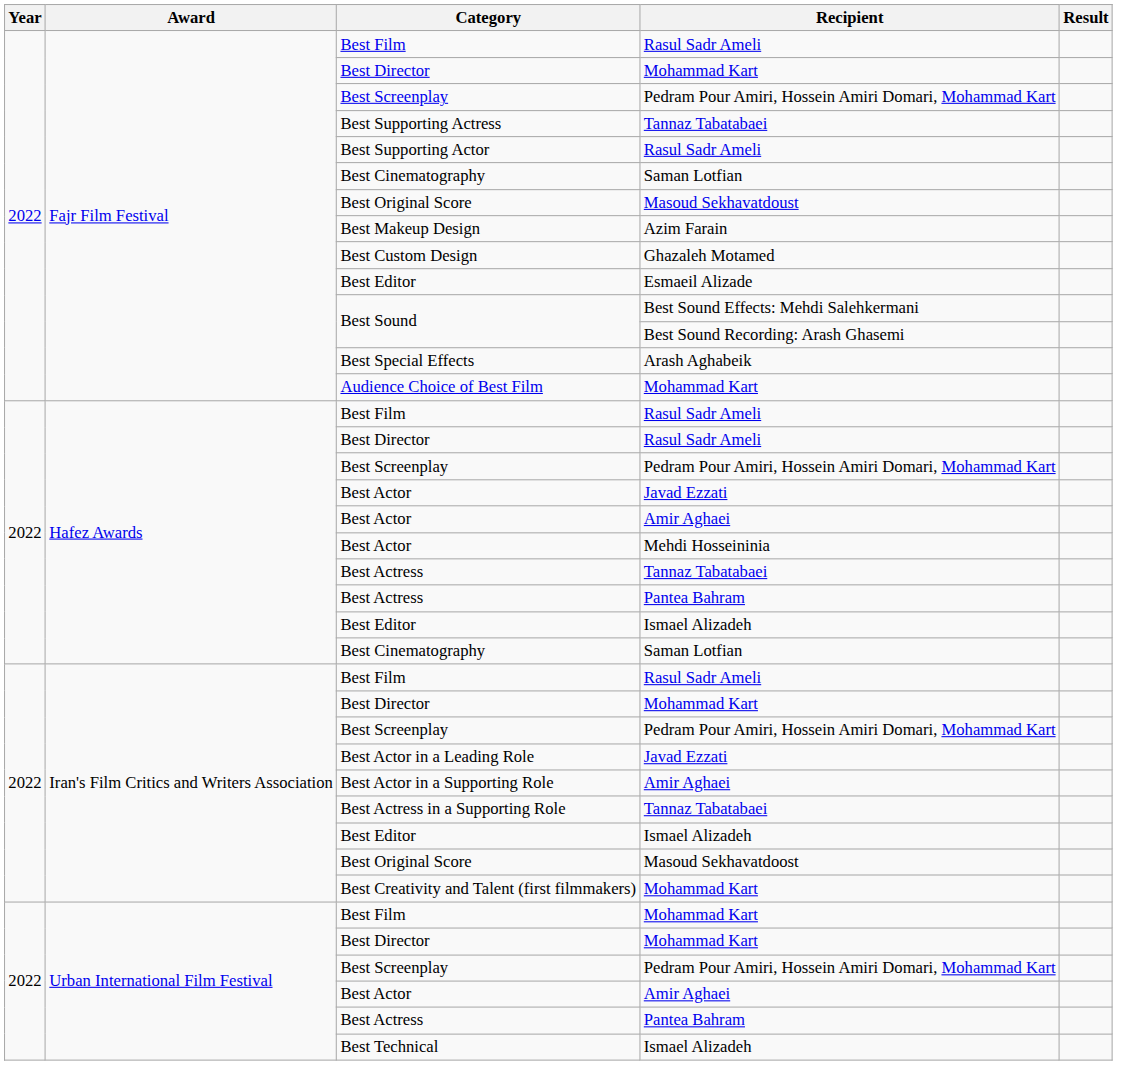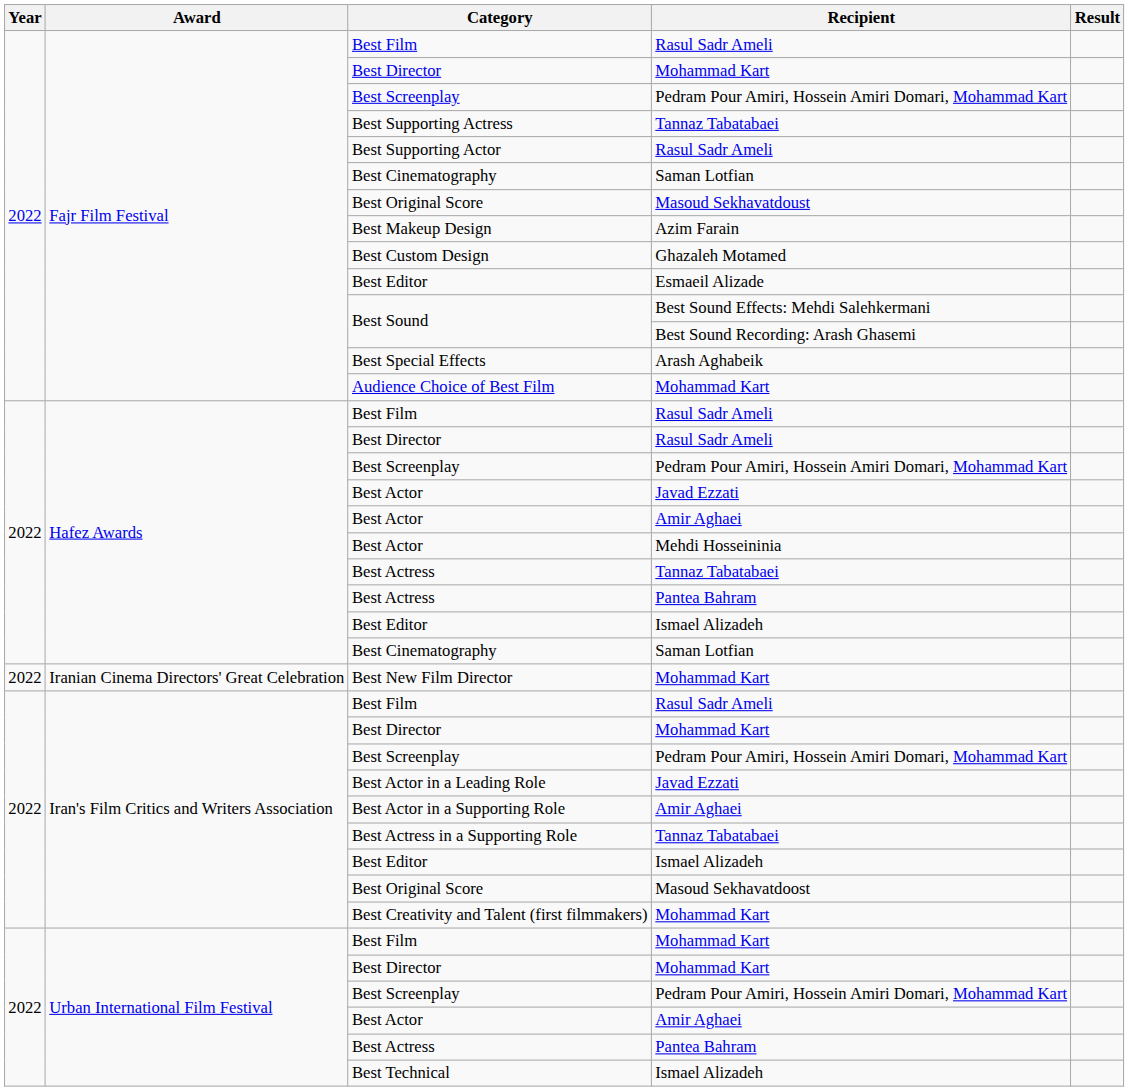+ row: (197, 677)
